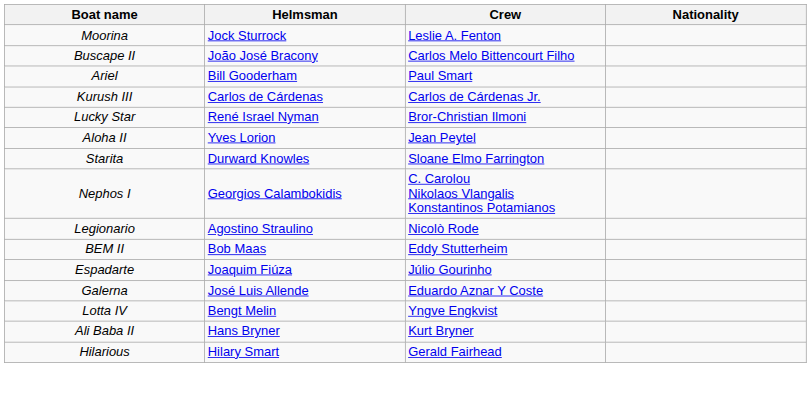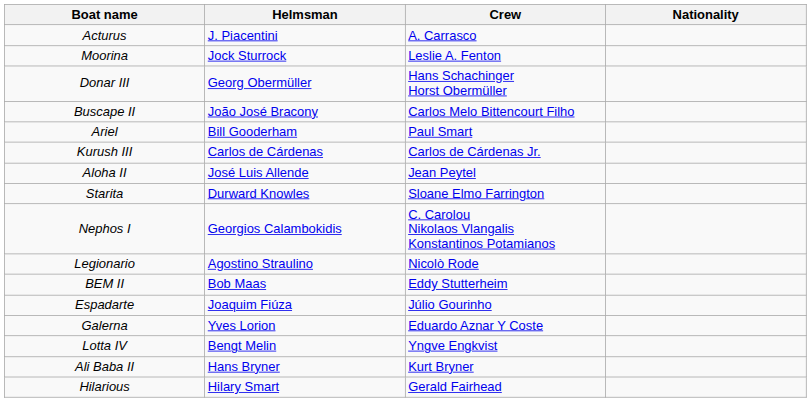+ row: (105, 35)
+ row: (105, 83)
- row: (105, 117)
(242, 138) Yves Lorion -> (258, 173) José Luis Allende
(258, 290) José Luis Allende -> (242, 325) Yves Lorion
